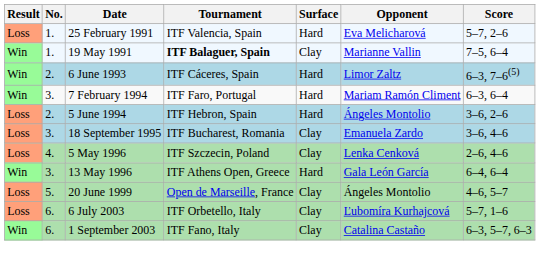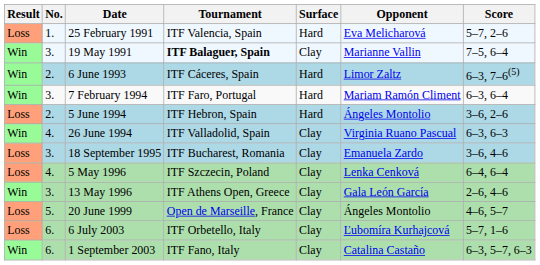(50, 52) 1. -> (50, 52) 3.
+ row: (100, 133)
(487, 152) 2–6, 4–6 -> (487, 172) 6–4, 6–4
(311, 172) Hard -> (310, 191) Clay
(487, 172) 6–4, 6–4 -> (487, 191) 2–6, 4–6
